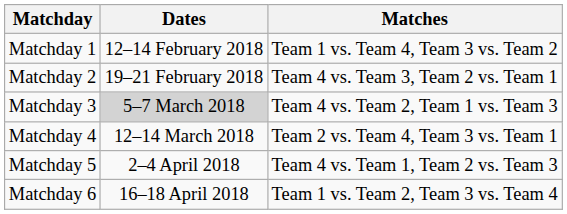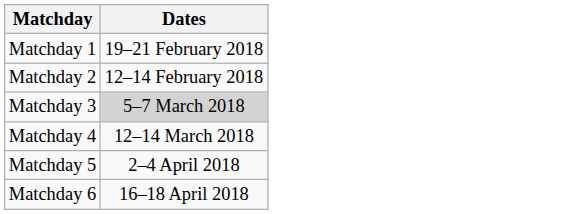- column: (415, 19)
(184, 48) 12–14 February 2018 -> (184, 48) 19–21 February 2018
(184, 77) 19–21 February 2018 -> (184, 77) 12–14 February 2018
